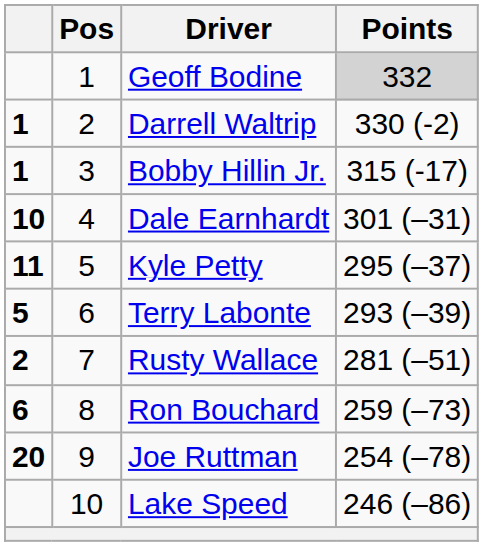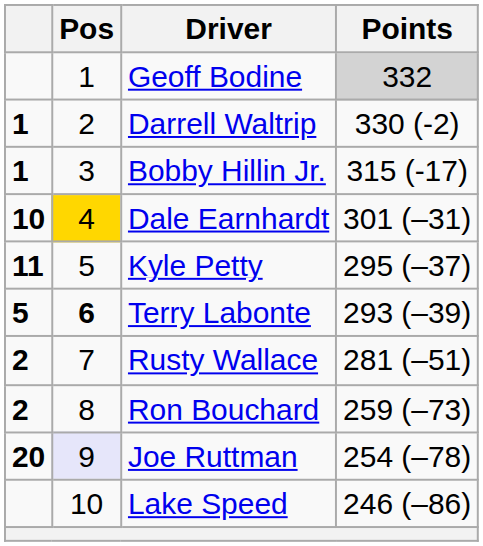(87, 218) no background -> (87, 218) gold background
(87, 313) normal -> (87, 313) bold
(20, 408) 6 -> (20, 408) 2
(87, 456) no background -> (87, 456) lavender background
